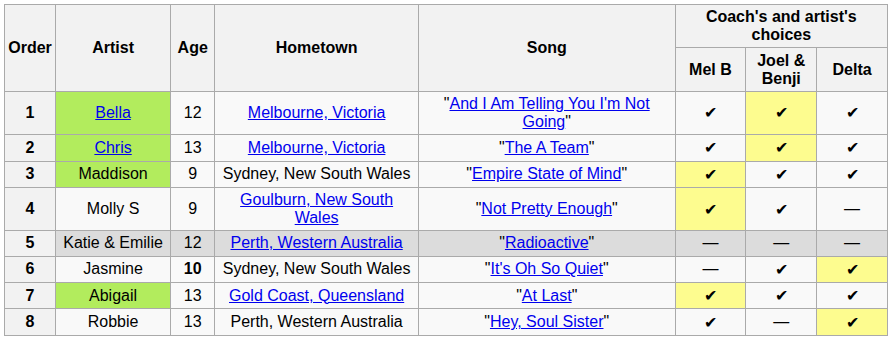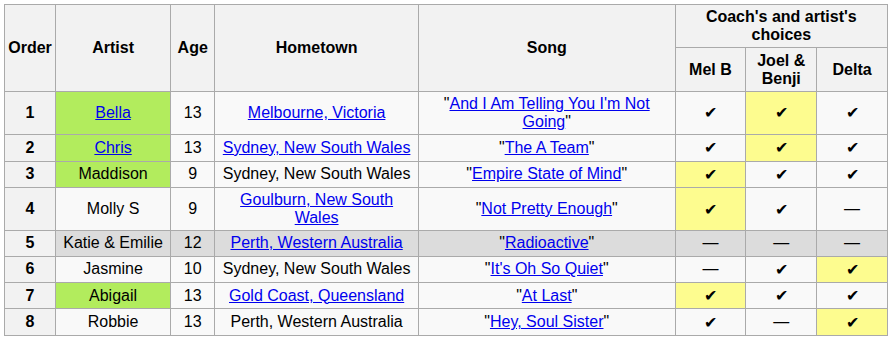(193, 112) 12 -> (193, 112) 13
(317, 147) Melbourne, Victoria -> (317, 147) Sydney, New South Wales
(193, 269) bold -> (193, 269) normal
